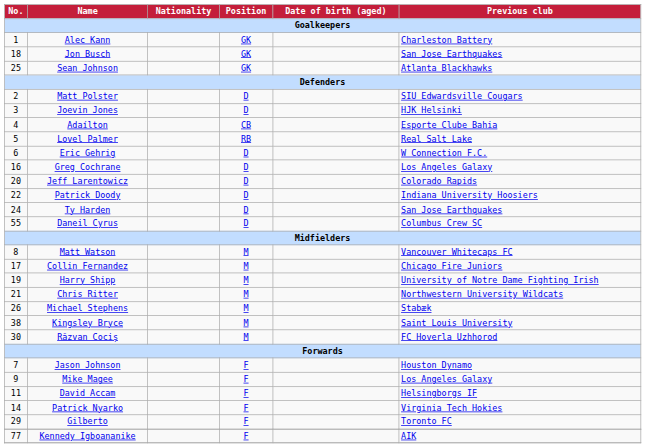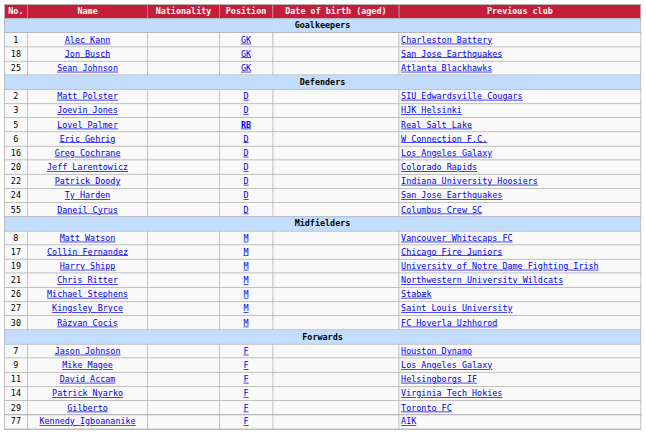- row: (88, 124)
(246, 138) normal -> (246, 124) bold
(16, 322) 38 -> (16, 308) 27
